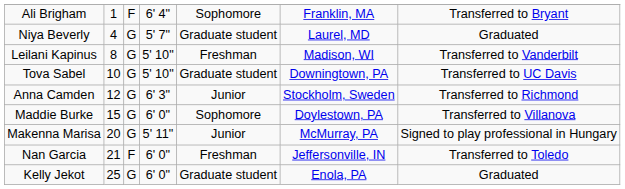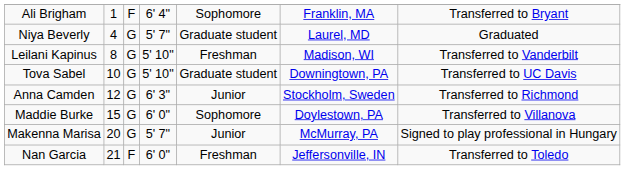(158, 134) 5' 11" -> (158, 134) 5' 7"
- row: (54, 174)
